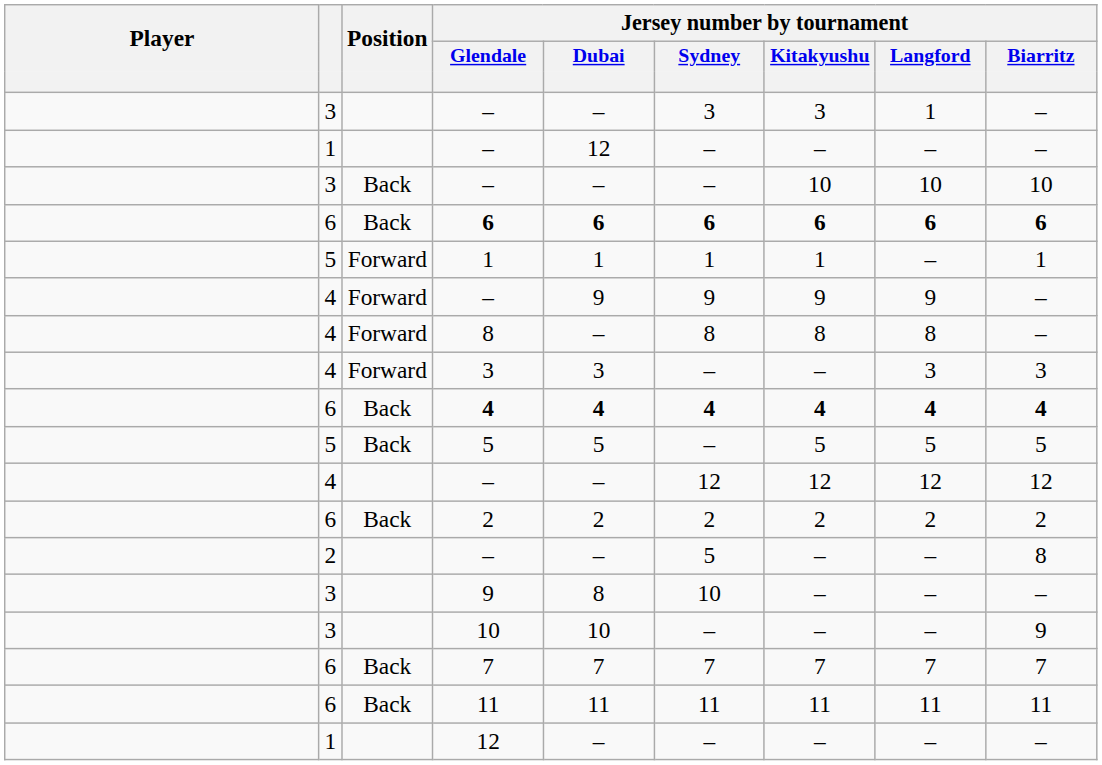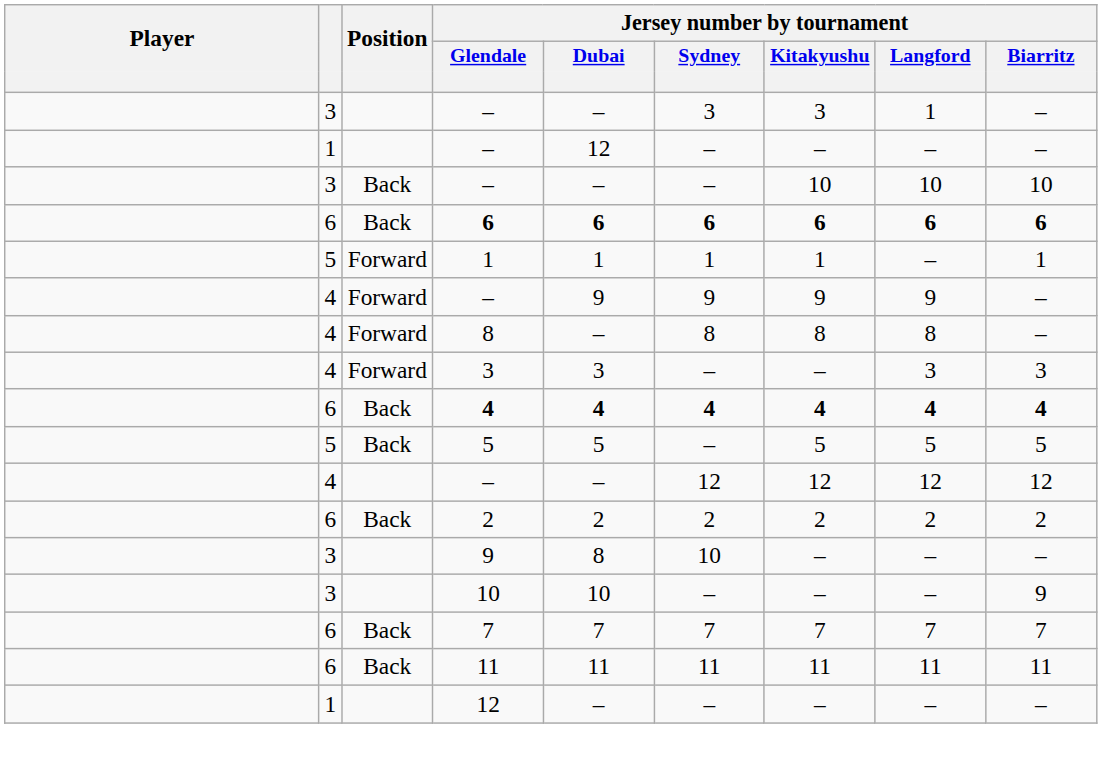- row: (330, 555)
